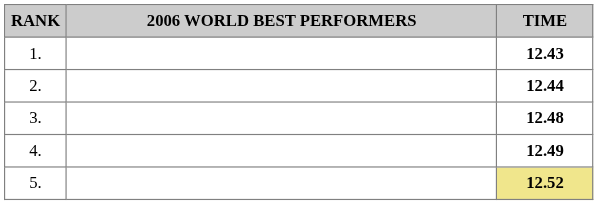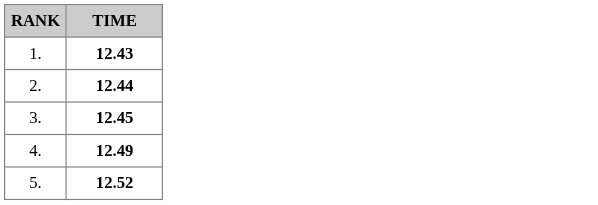- column: (282, 20)
(545, 118) 12.48 -> (115, 118) 12.45
(545, 183) khaki background -> (115, 183) no background
